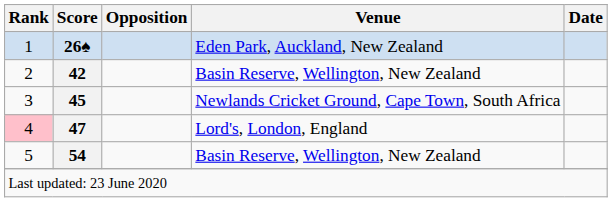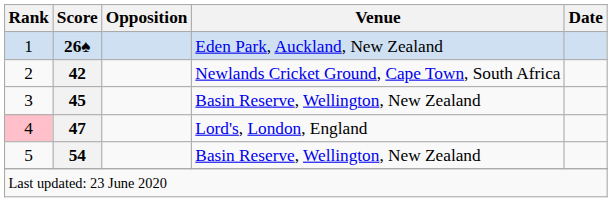(338, 73) Basin Reserve, Wellington, New Zealand -> (378, 73) Newlands Cricket Ground, Cape Town, South Africa
(378, 100) Newlands Cricket Ground, Cape Town, South Africa -> (338, 100) Basin Reserve, Wellington, New Zealand
